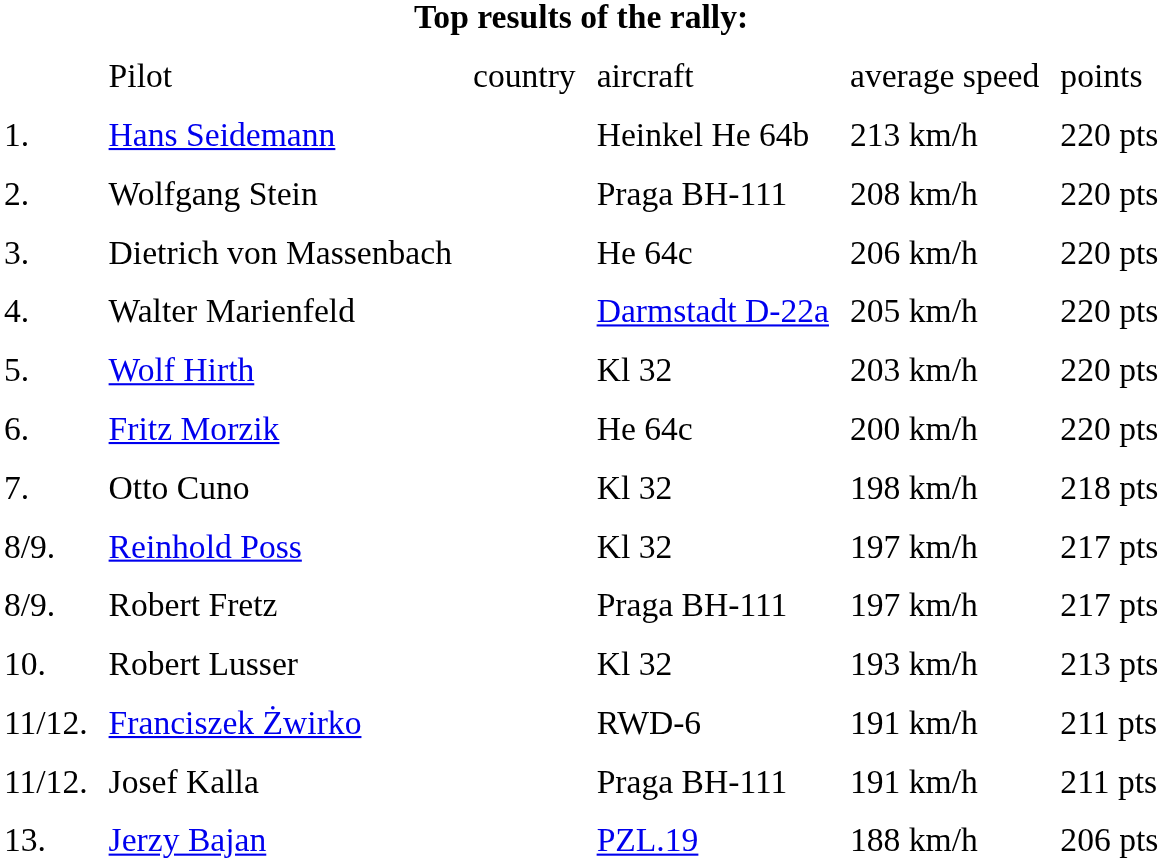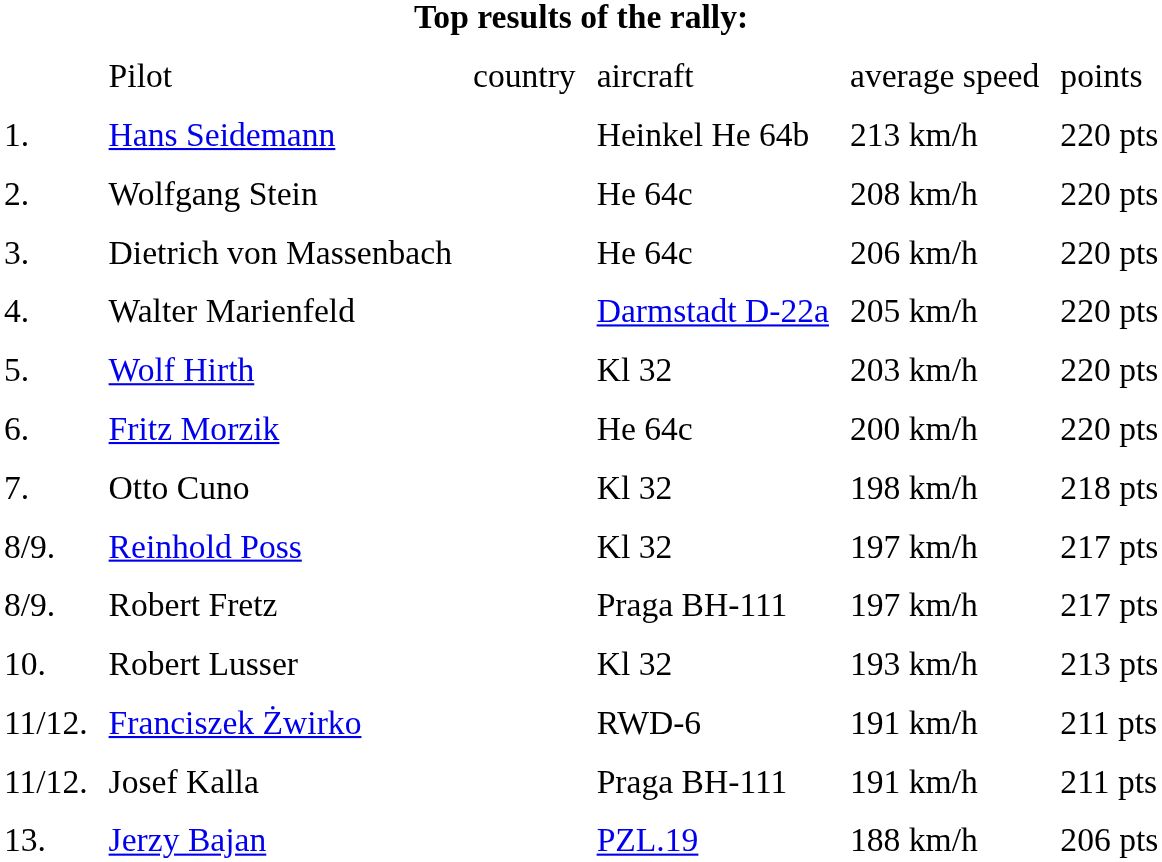(692, 193) Praga BH-111 -> (645, 193) He 64c
